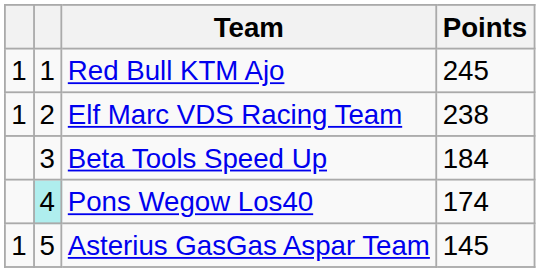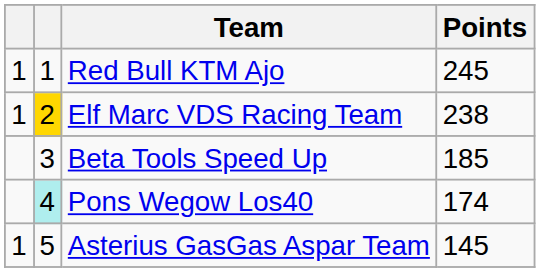(47, 115) no background -> (47, 115) gold background
(466, 158) 184 -> (466, 158) 185
